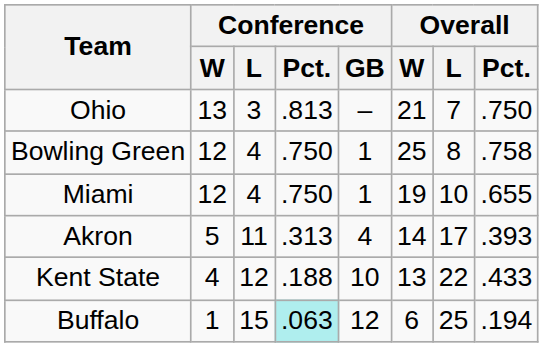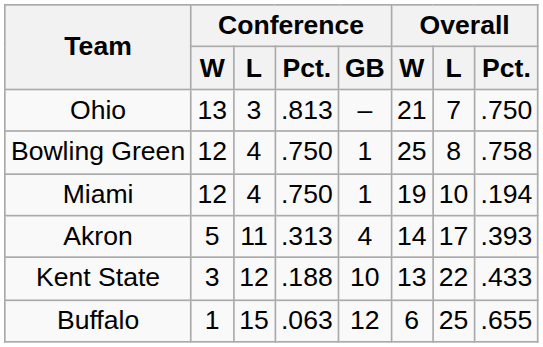(506, 194) .655 -> (506, 194) .194
(212, 278) 4 -> (212, 278) 3
(307, 320) paleturquoise background -> (307, 320) no background
(506, 320) .194 -> (506, 320) .655
